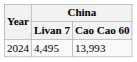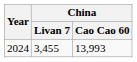(46, 48) 4,495 -> (46, 48) 3,455
